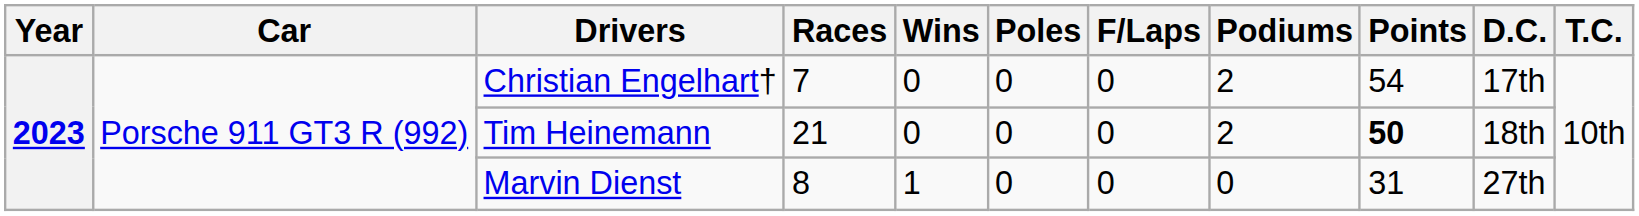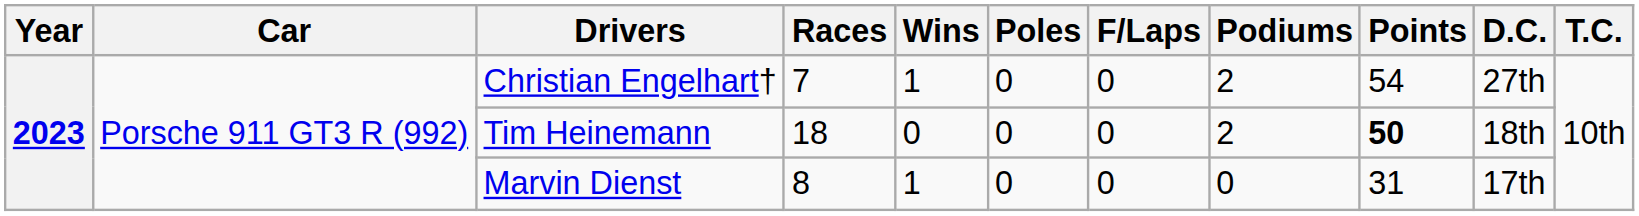(912, 81) 0 -> (912, 81) 1
(1514, 81) 17th -> (1514, 81) 27th
(810, 132) 21 -> (810, 132) 18
(1514, 183) 27th -> (1514, 183) 17th
